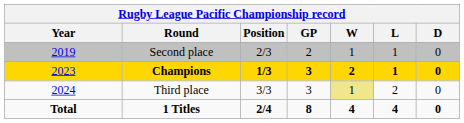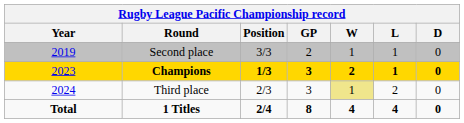(264, 52) 2/3 -> (264, 52) 3/3
(264, 90) 3/3 -> (264, 90) 2/3
